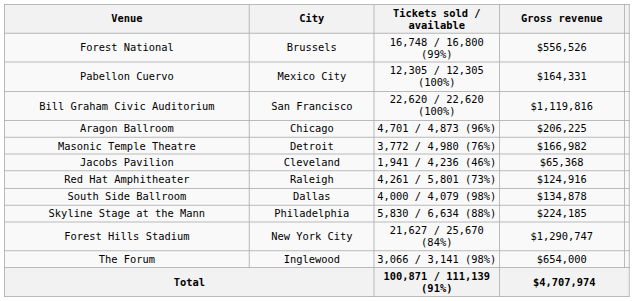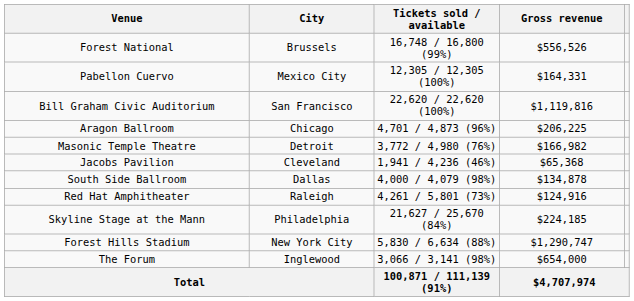rows swapped: (127, 196) <-> (127, 180)
(437, 213) 5,830 / 6,634 (88%) -> (437, 219) 21,627 / 25,670 (84%)
(437, 236) 21,627 / 25,670 (84%) -> (437, 242) 5,830 / 6,634 (88%)
